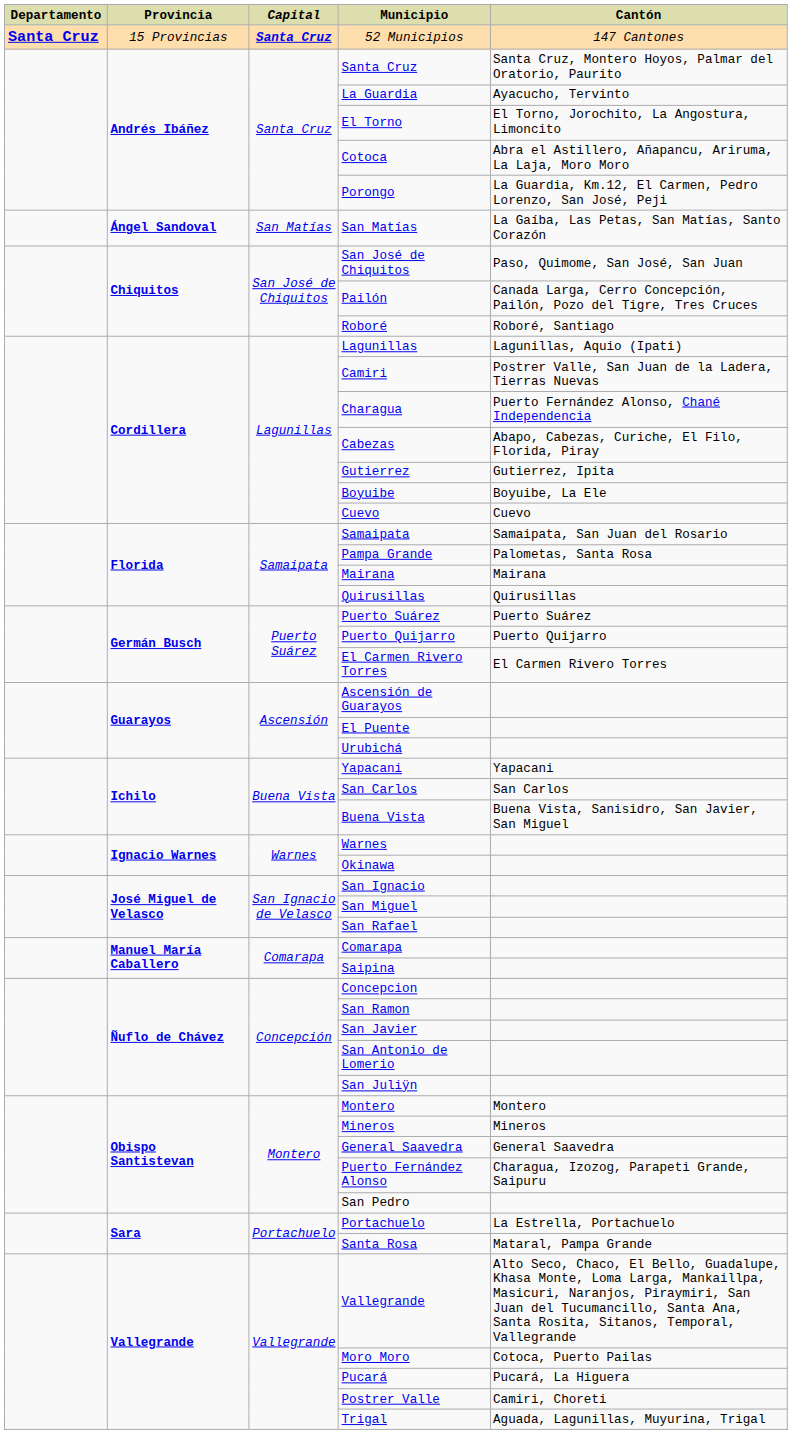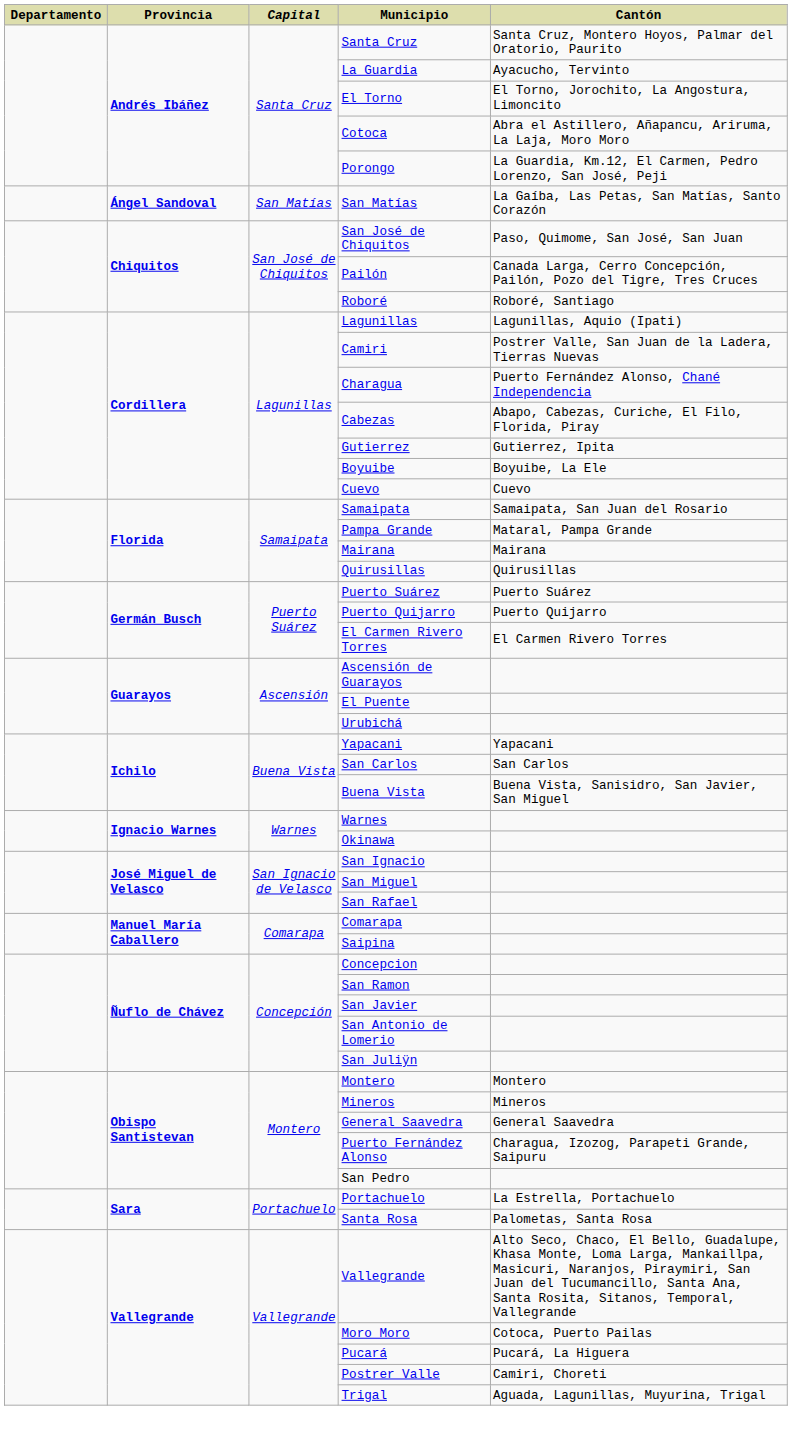- row: (414, 37)
(573, 555) Palometas, Santa Rosa -> (573, 530) Mataral, Pampa Grande
(573, 1244) Mataral, Pampa Grande -> (573, 1220) Palometas, Santa Rosa
